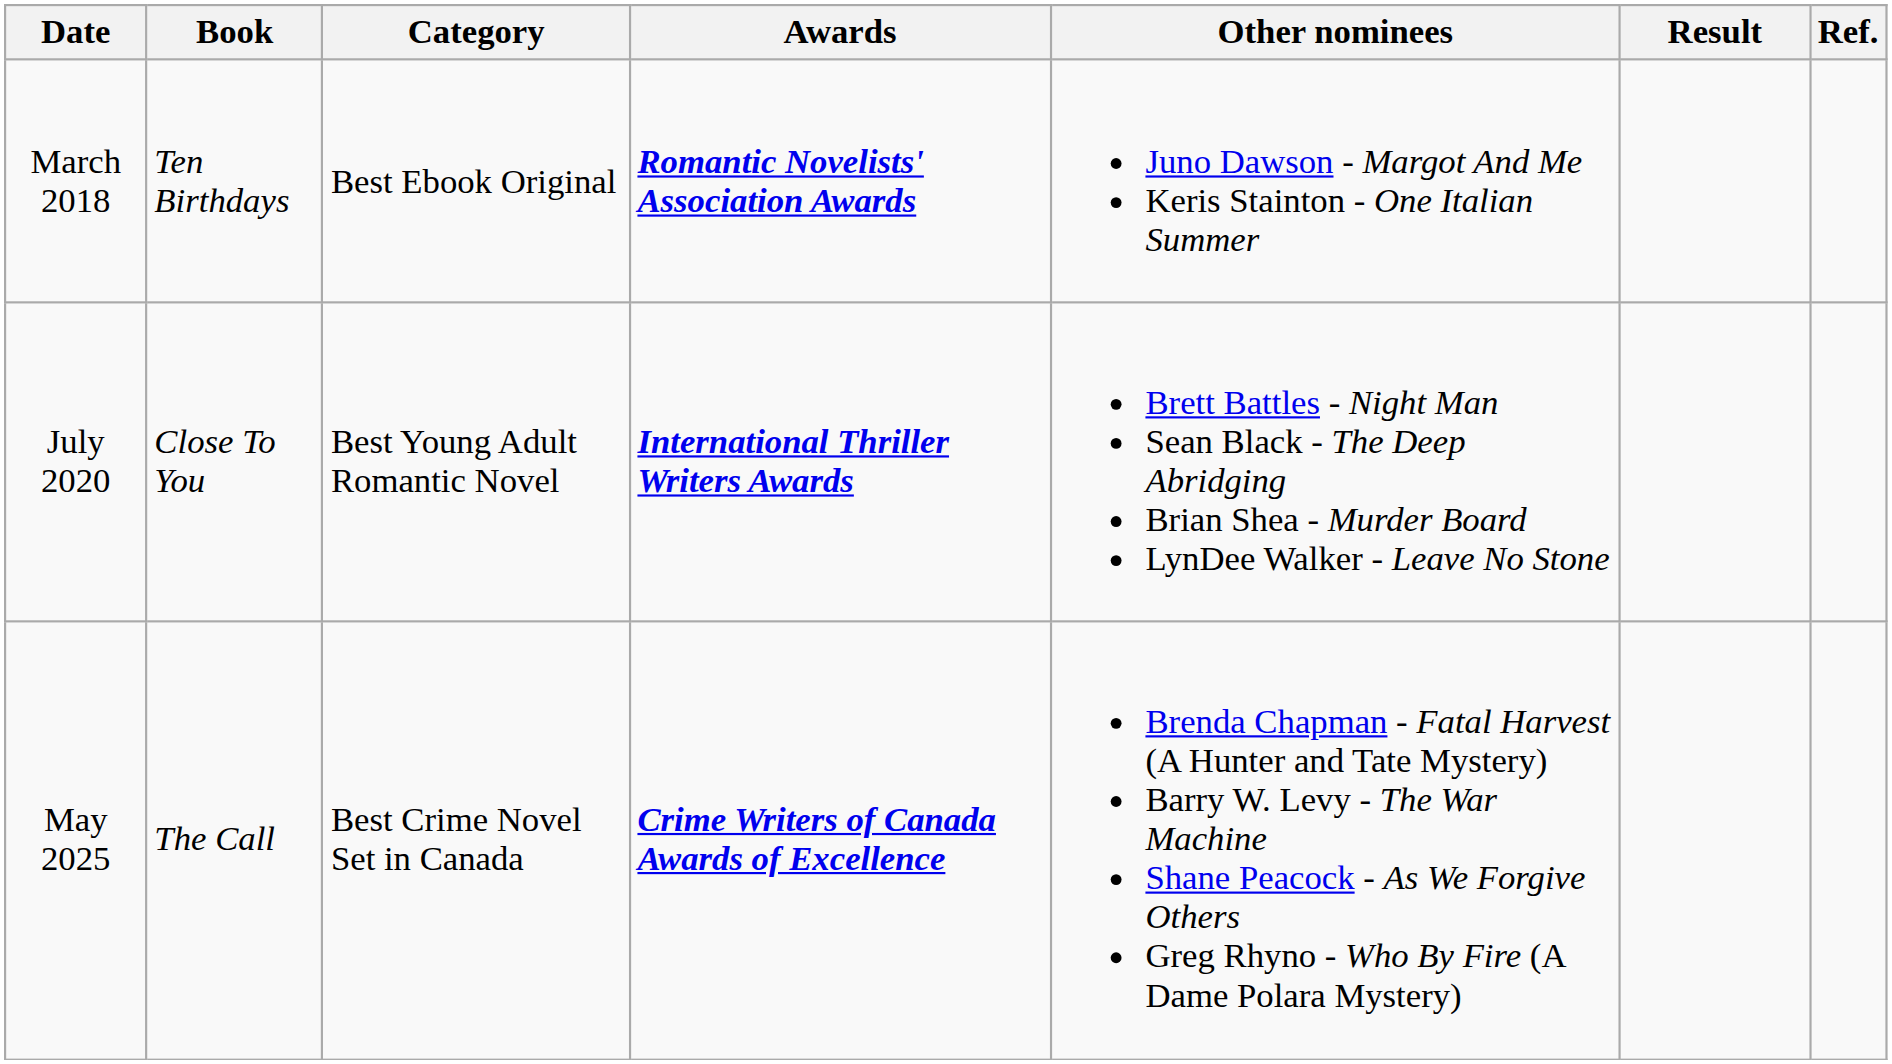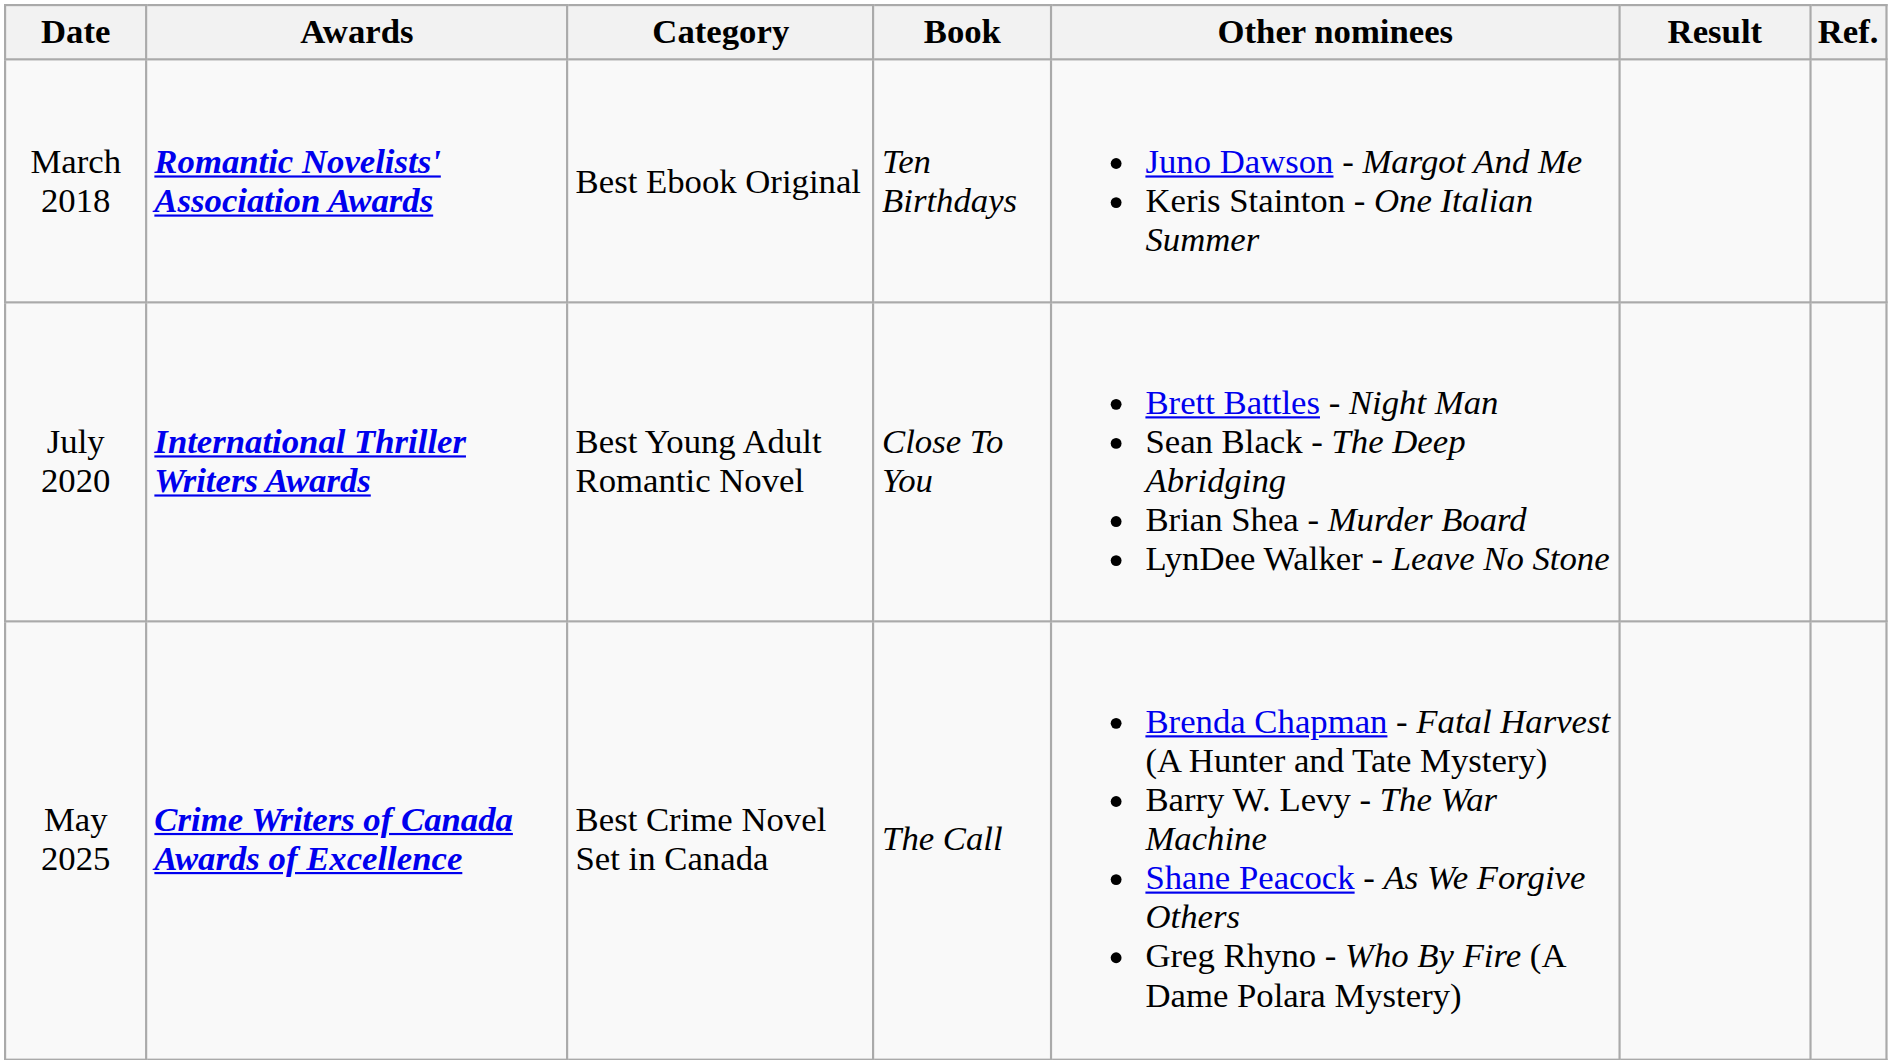columns swapped: (840, 32) <-> (235, 32)
